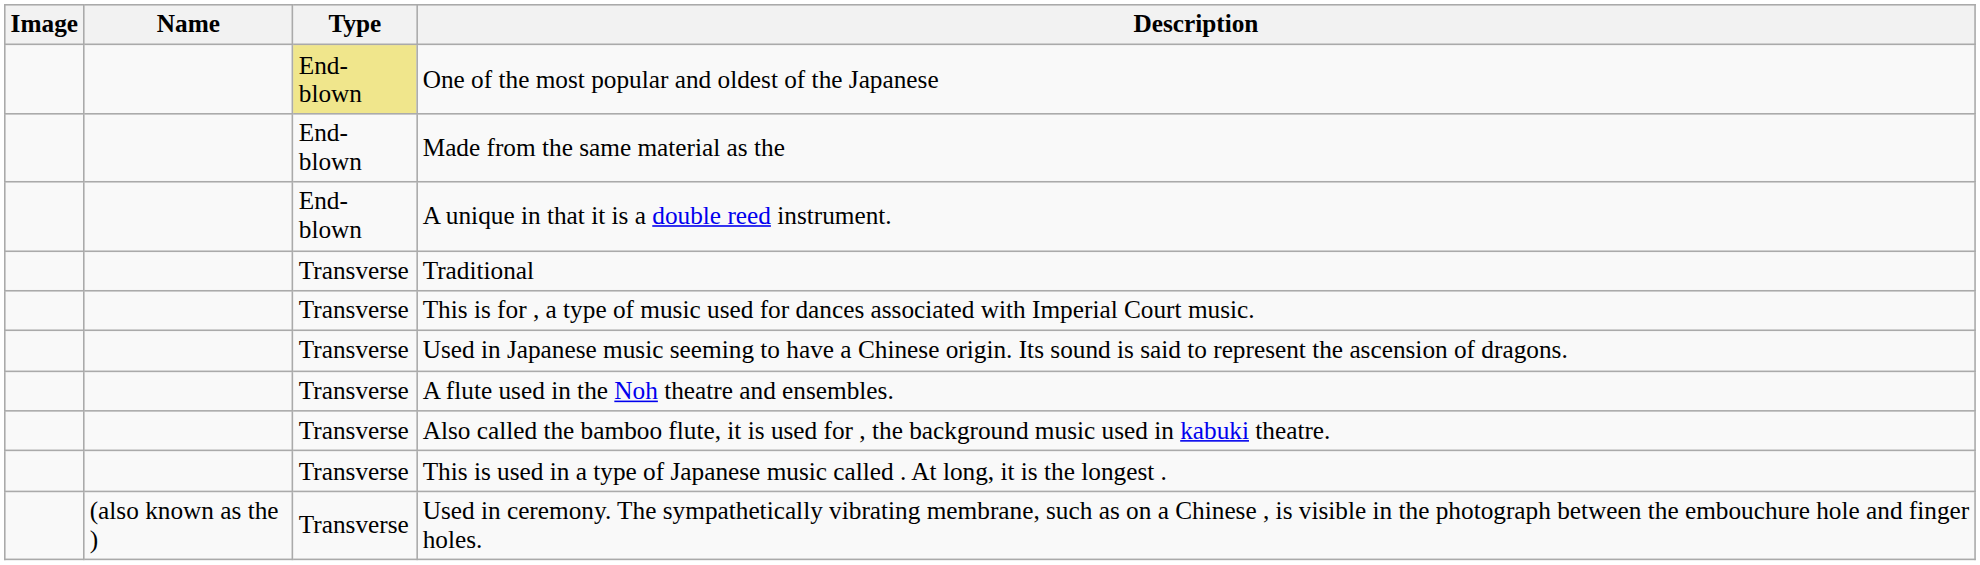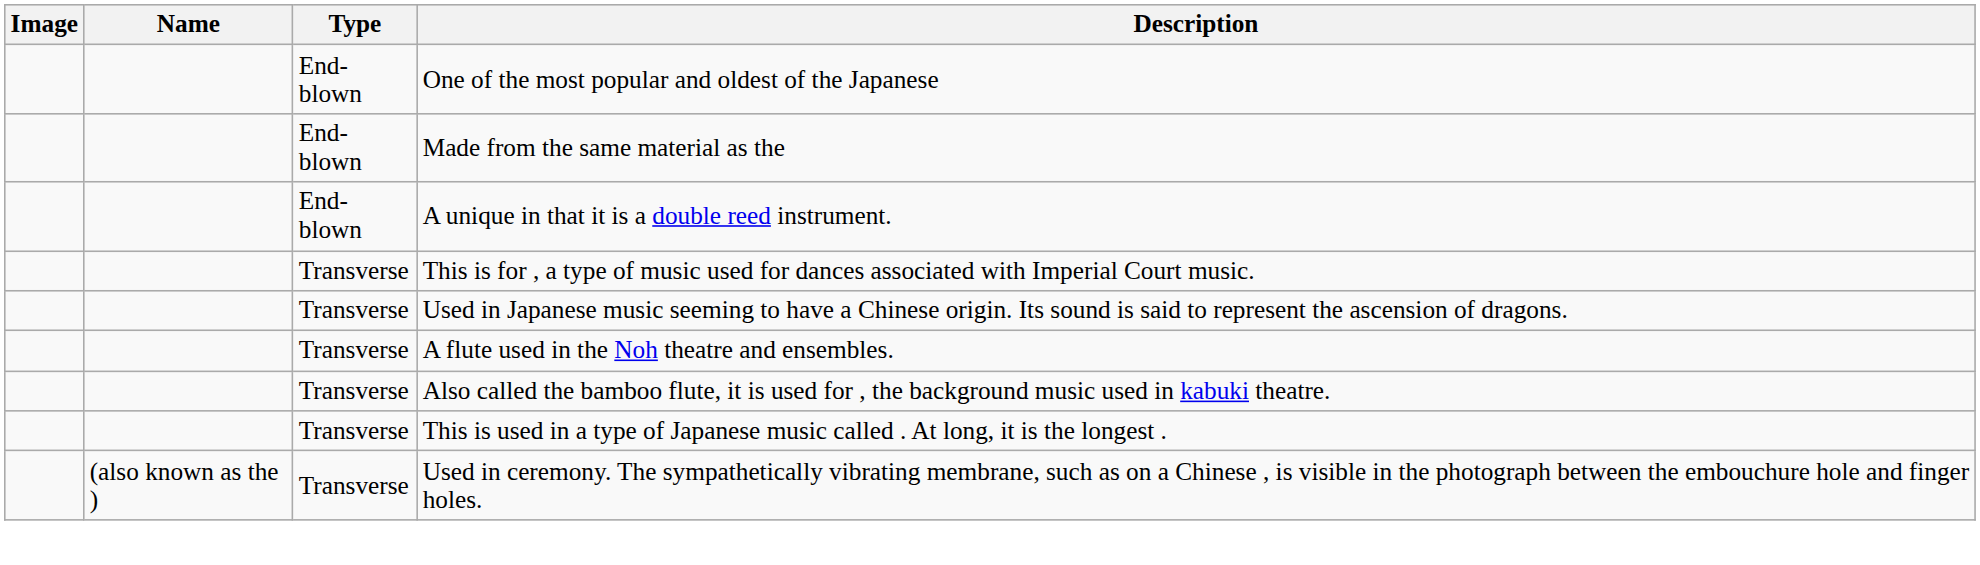(330, 78) khaki background -> (330, 78) no background
- row: (478, 270)
